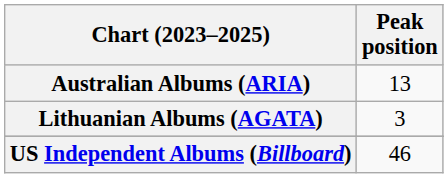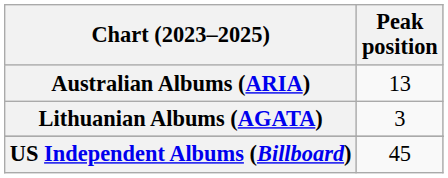(400, 154) 46 -> (400, 154) 45
